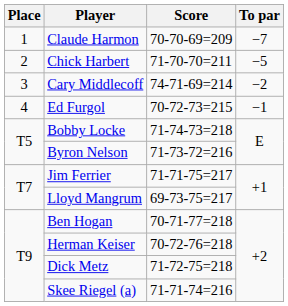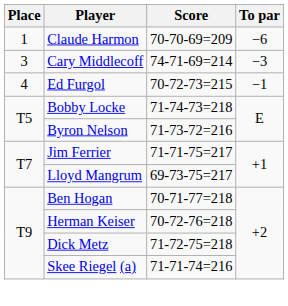(259, 38) −7 -> (259, 38) −6
- row: (88, 61)
(259, 84) −2 -> (259, 61) −3
